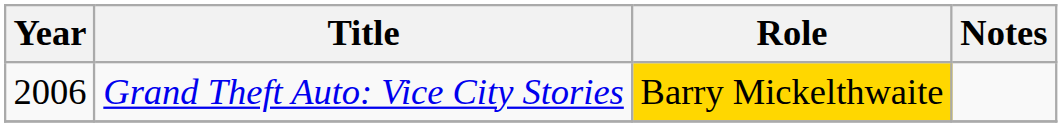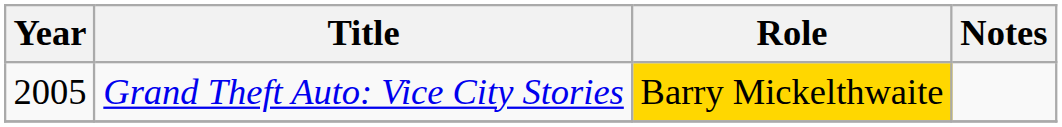(50, 91) 2006 -> (50, 91) 2005
